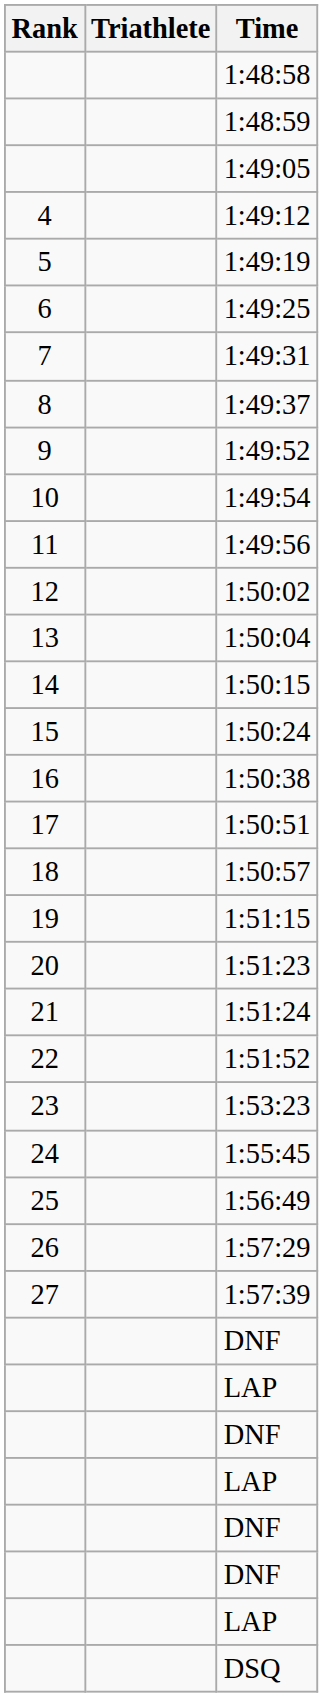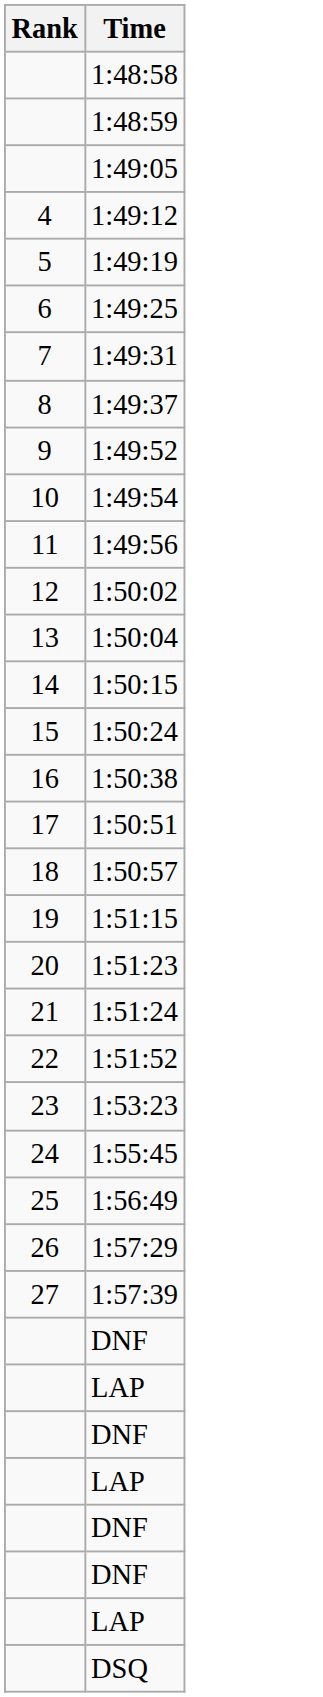- column: (151, 28)
